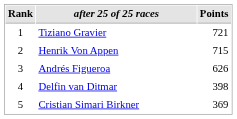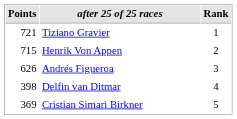columns swapped: (20, 14) <-> (214, 14)
